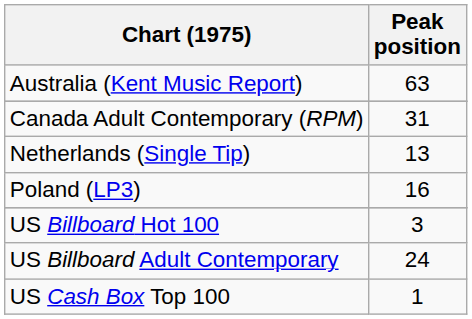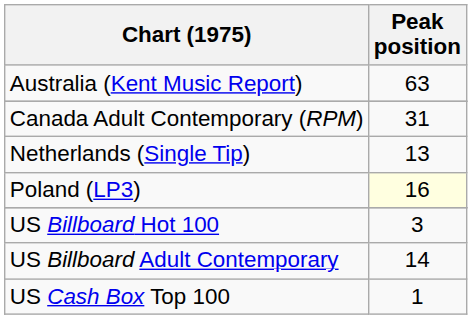(417, 189) no background -> (417, 189) lightyellow background
(417, 260) 24 -> (417, 260) 14
